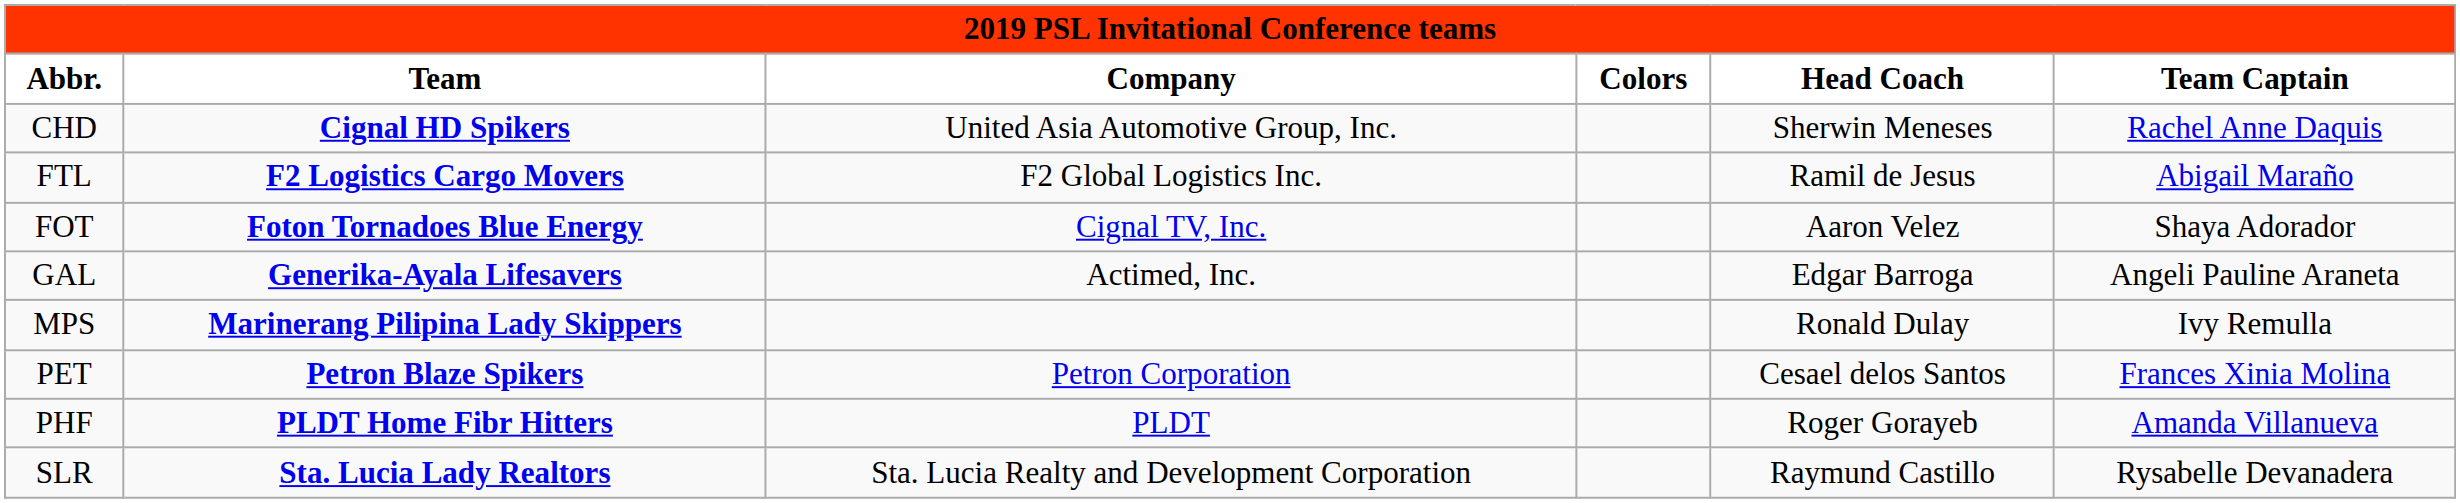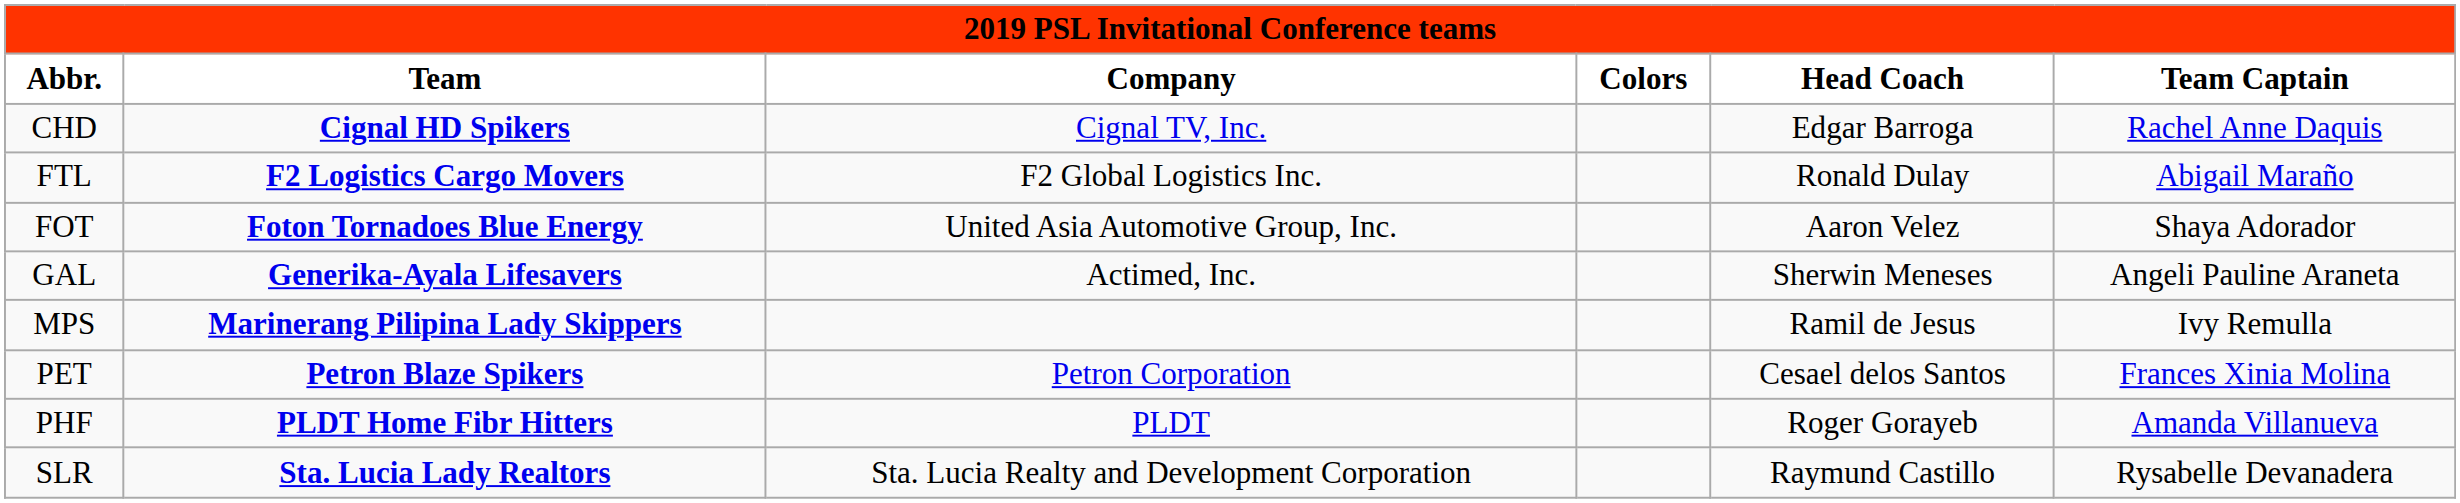(1171, 127) United Asia Automotive Group, Inc. -> (1171, 127) Cignal TV, Inc.
(1883, 127) Sherwin Meneses -> (1883, 127) Edgar Barroga
(1883, 176) Ramil de Jesus -> (1883, 176) Ronald Dulay
(1171, 226) Cignal TV, Inc. -> (1171, 226) United Asia Automotive Group, Inc.
(1883, 275) Edgar Barroga -> (1883, 275) Sherwin Meneses
(1883, 324) Ronald Dulay -> (1883, 324) Ramil de Jesus
